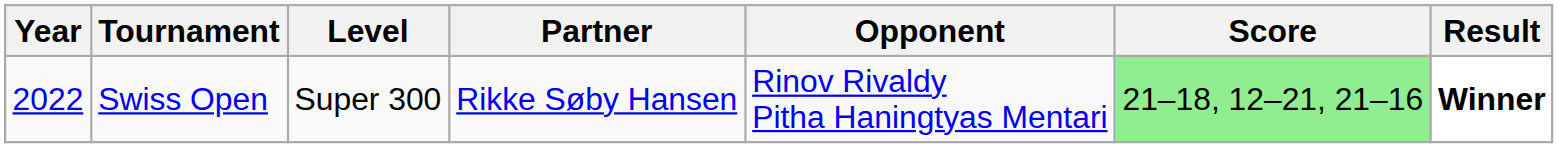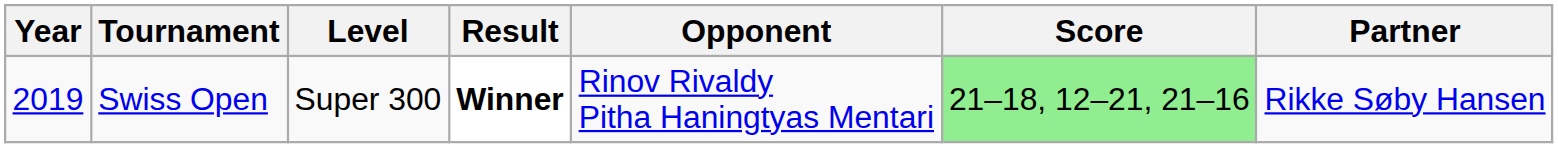columns swapped: (597, 31) <-> (1492, 31)
(48, 99) 2022 -> (48, 99) 2019
